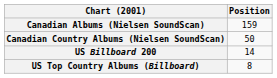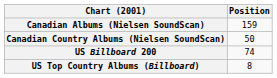(249, 53) 14 -> (249, 53) 74
